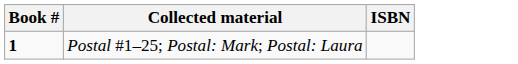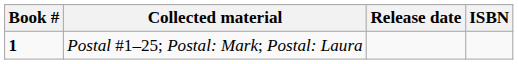+ column: (416, 18)
